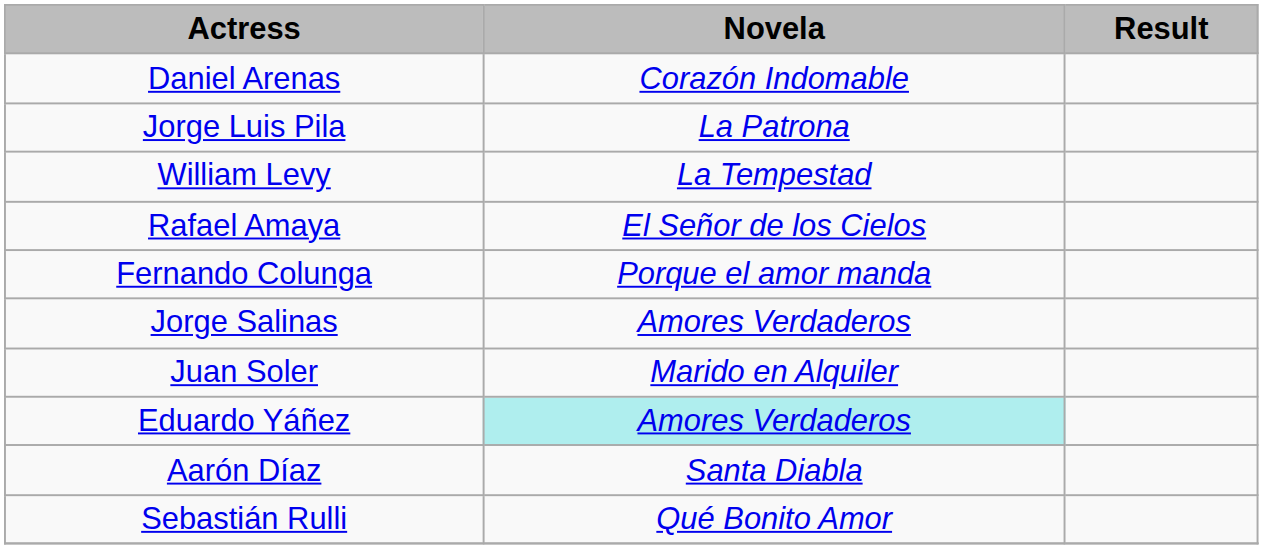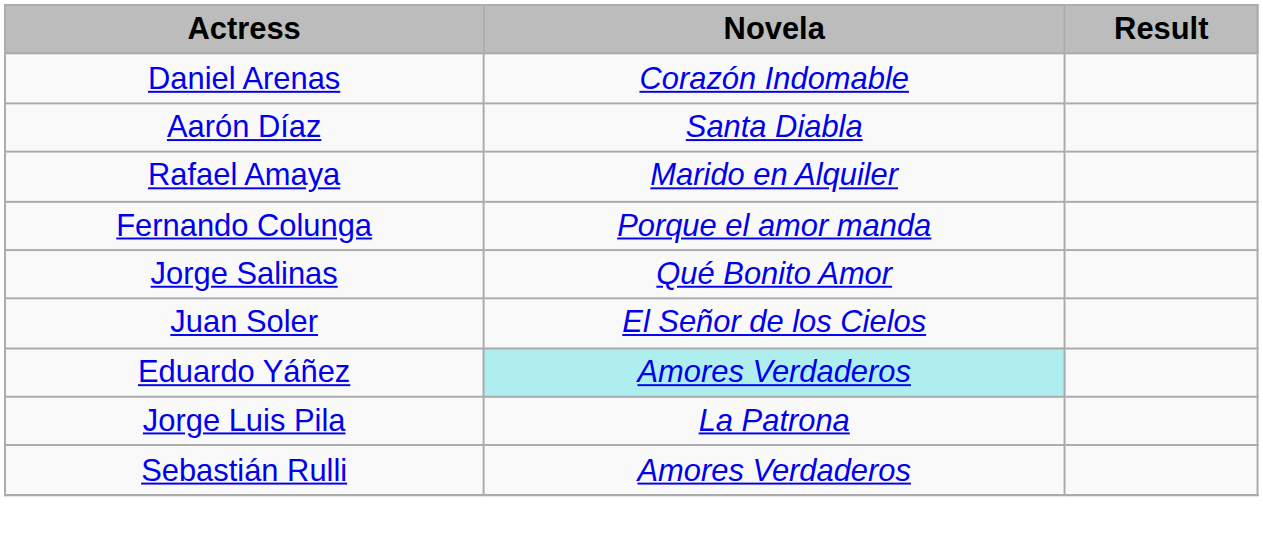rows swapped: (244, 126) <-> (244, 469)
- row: (244, 175)
(774, 224) El Señor de los Cielos -> (774, 175) Marido en Alquiler
(774, 322) Amores Verdaderos -> (774, 273) Qué Bonito Amor
(774, 371) Marido en Alquiler -> (774, 322) El Señor de los Cielos
(774, 518) Qué Bonito Amor -> (774, 469) Amores Verdaderos
